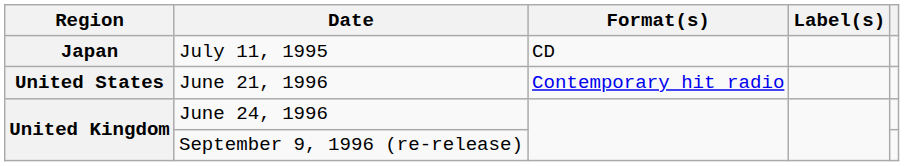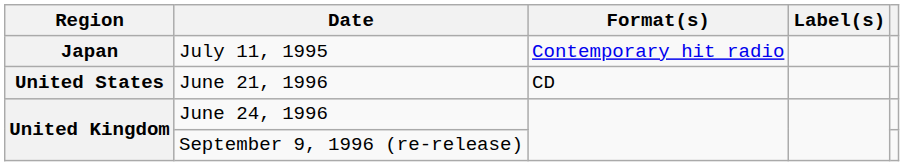(544, 51) CD -> (658, 51) Contemporary hit radio
(658, 83) Contemporary hit radio -> (544, 83) CD
